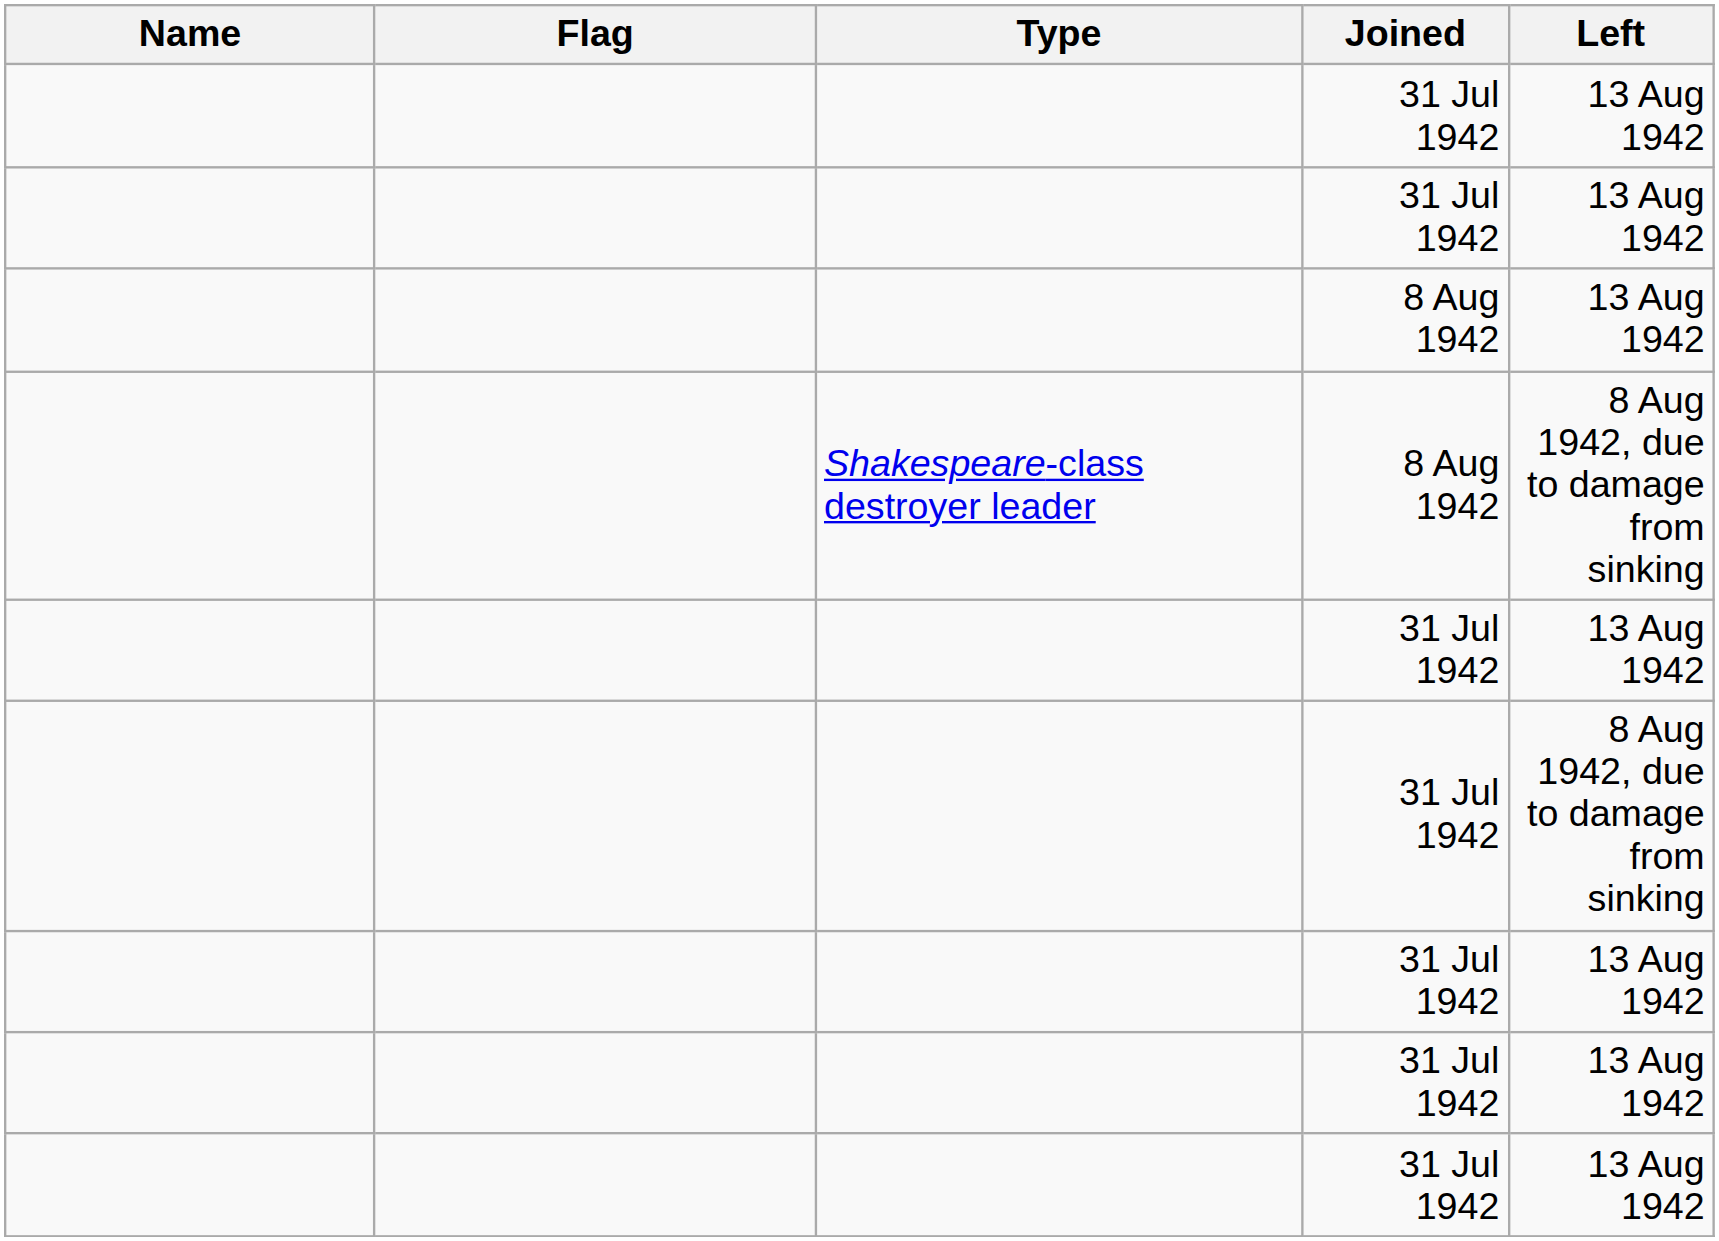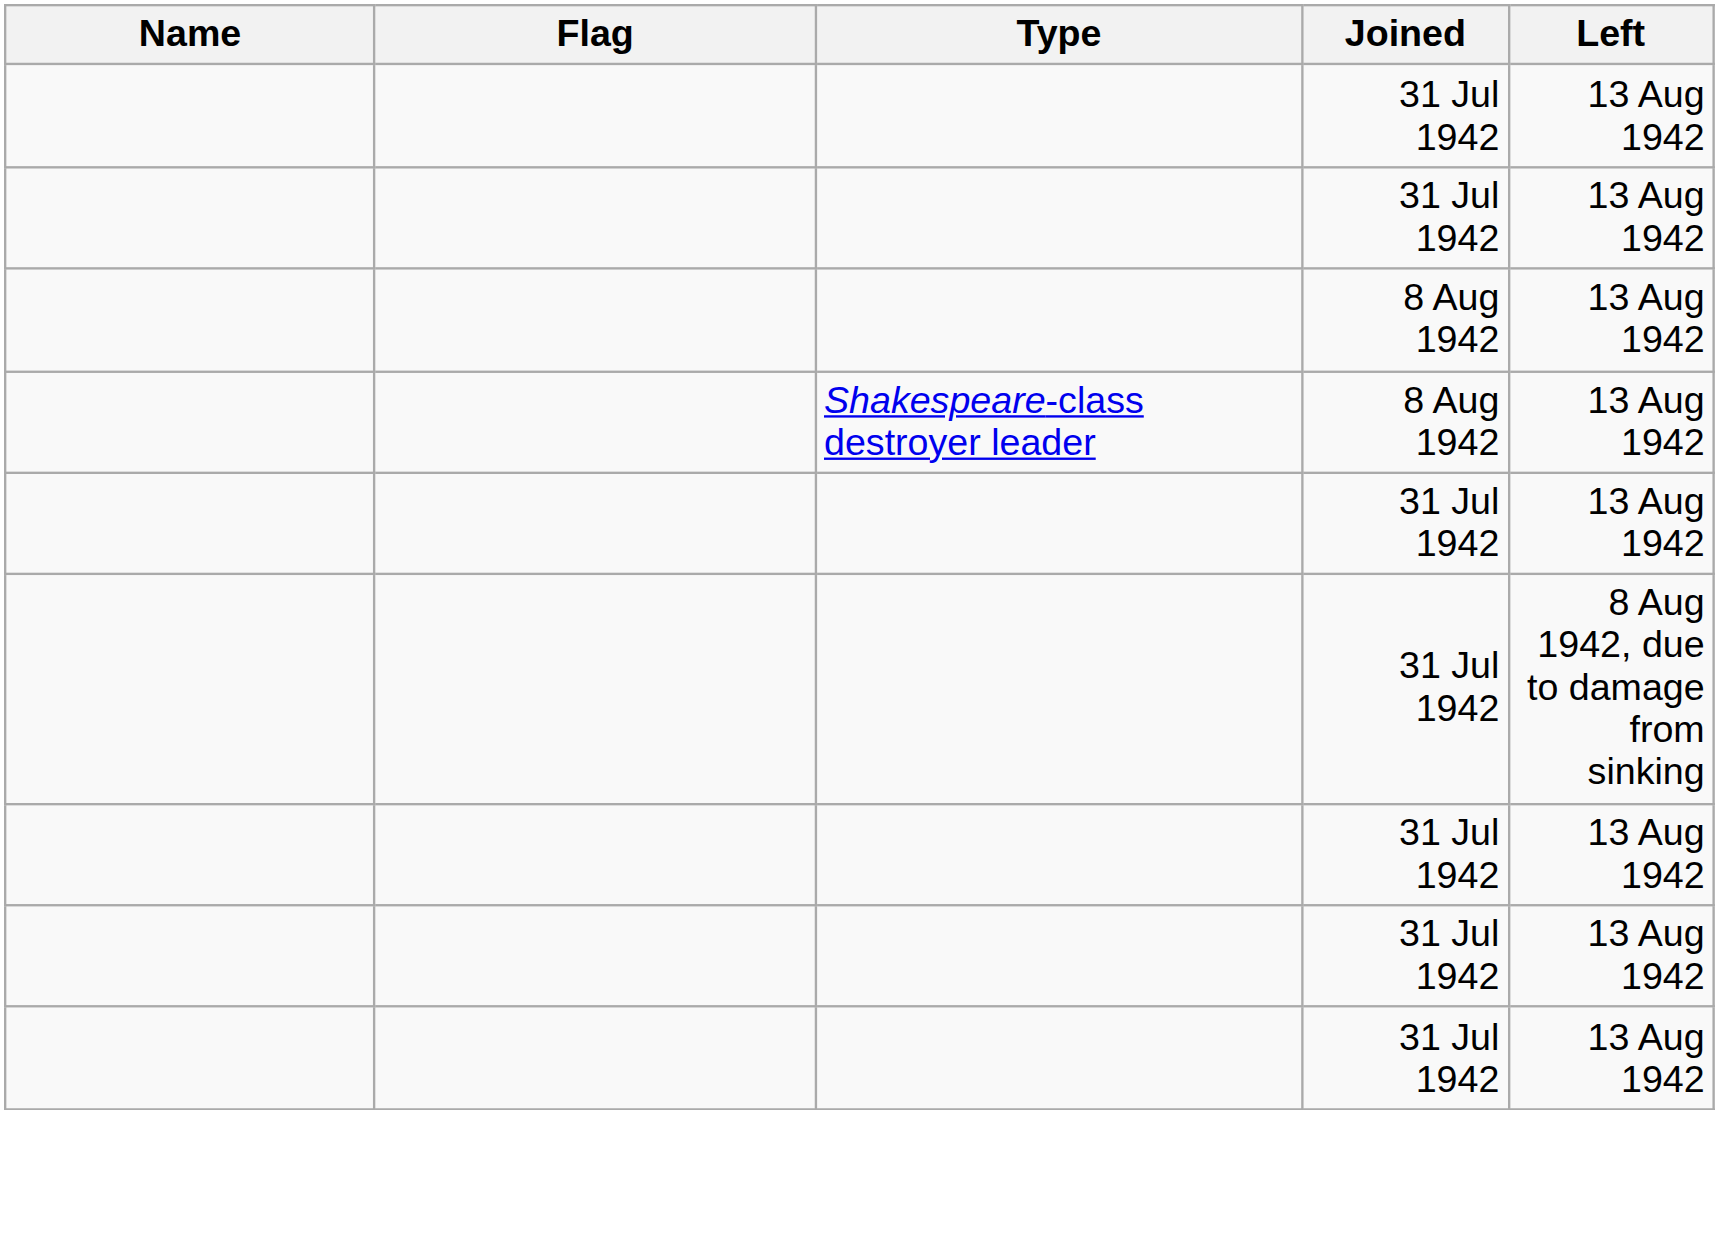(1616, 484) 8 Aug 1942, due to damage from sinking -> (1646, 420) 13 Aug 1942
